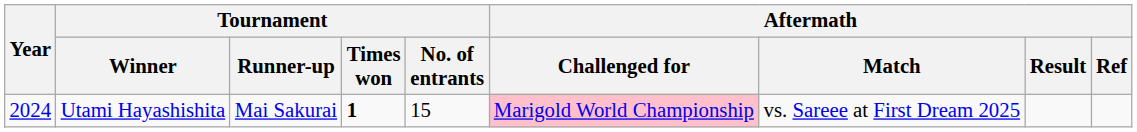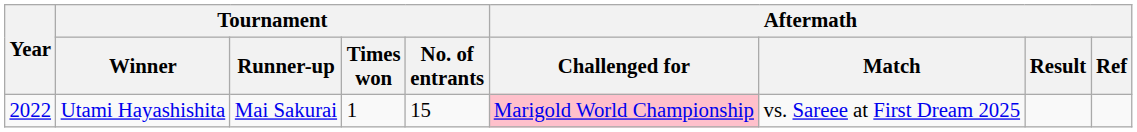(30, 110) 2024 -> (30, 110) 2022
(352, 110) bold -> (352, 110) normal
